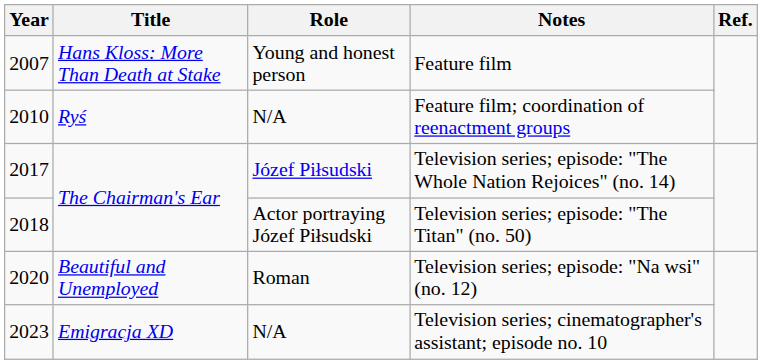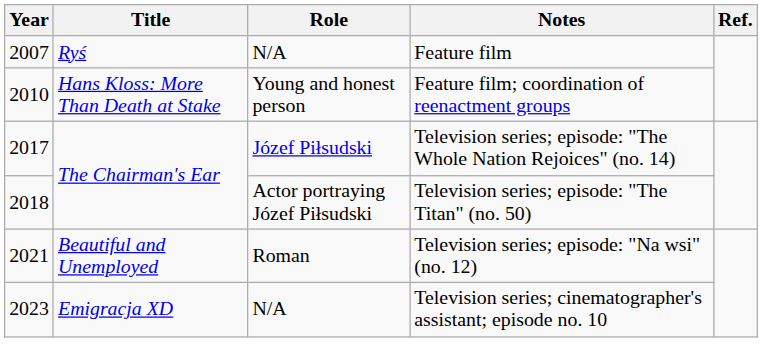(139, 62) Hans Kloss: More Than Death at Stake -> (72, 51) Ryś
(324, 62) Young and honest person -> (270, 51) N/A
(72, 116) Ryś -> (139, 94) Hans Kloss: More Than Death at Stake
(270, 116) N/A -> (324, 94) Young and honest person
(29, 277) 2020 -> (29, 255) 2021
